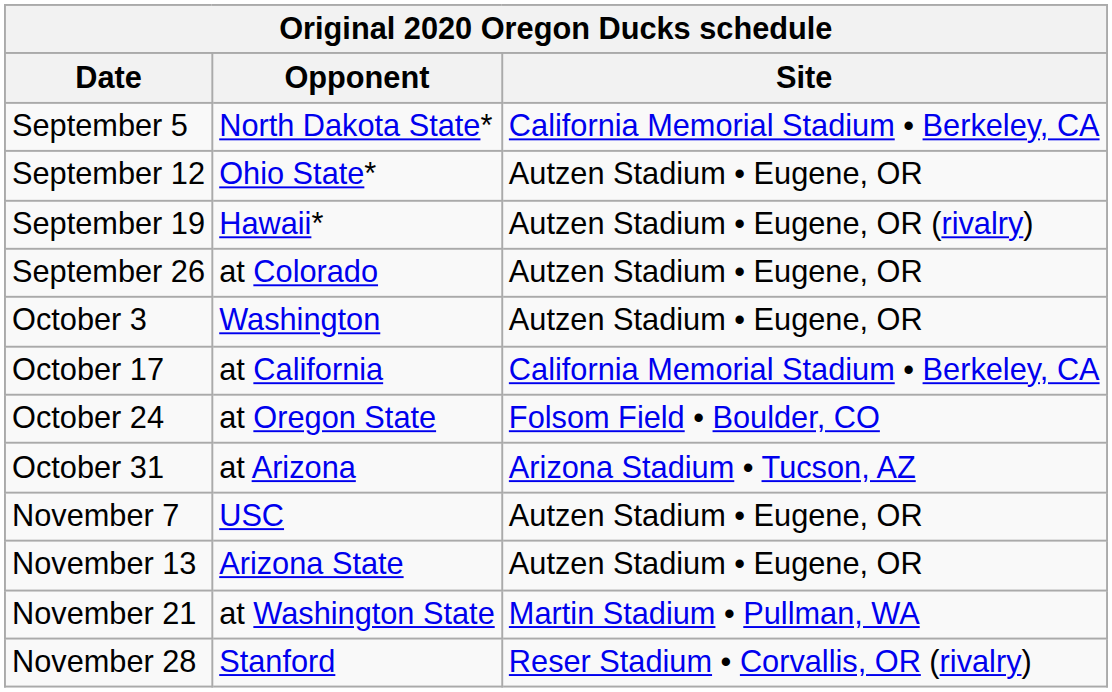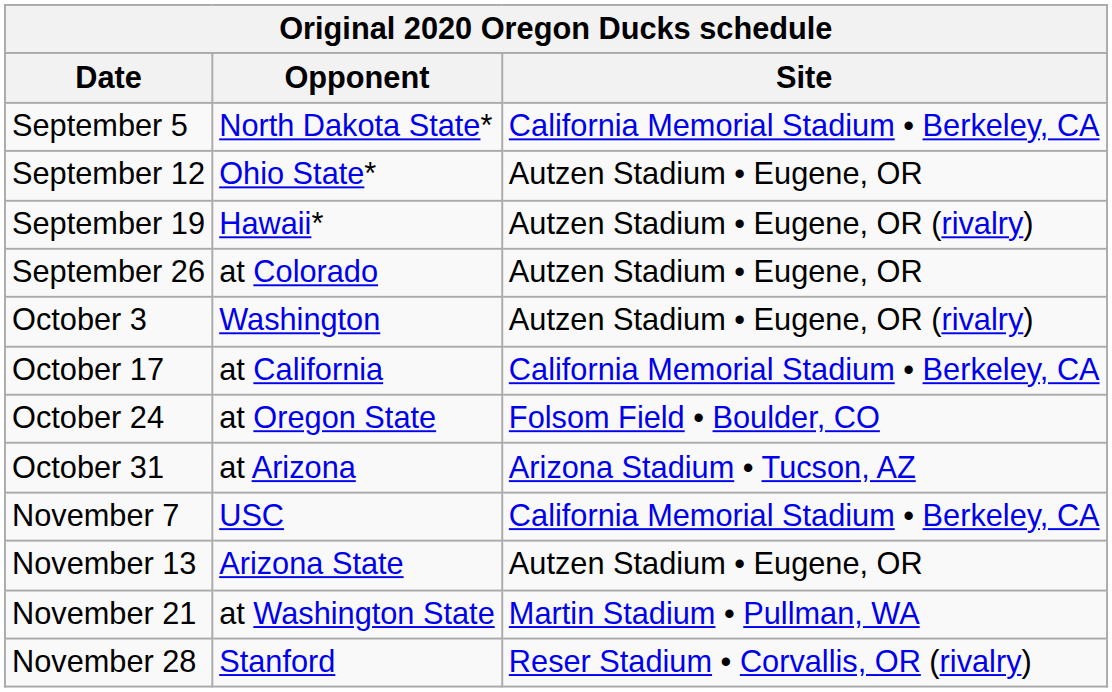(716, 321) Autzen Stadium • Eugene, OR -> (771, 321) Autzen Stadium • Eugene, OR (rivalry)
(716, 516) Autzen Stadium • Eugene, OR -> (804, 516) California Memorial Stadium • Berkeley, CA
